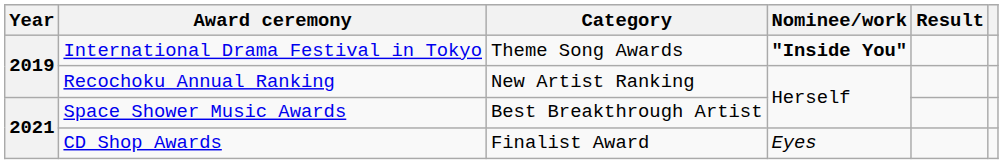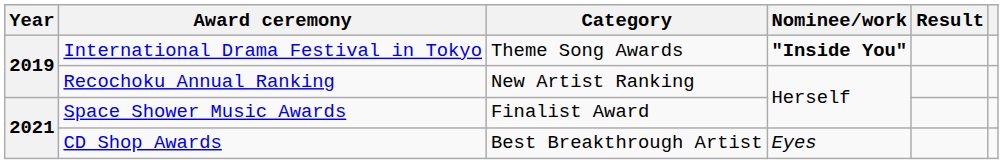(627, 112) Best Breakthrough Artist -> (570, 112) Finalist Award
(570, 143) Finalist Award -> (627, 143) Best Breakthrough Artist
